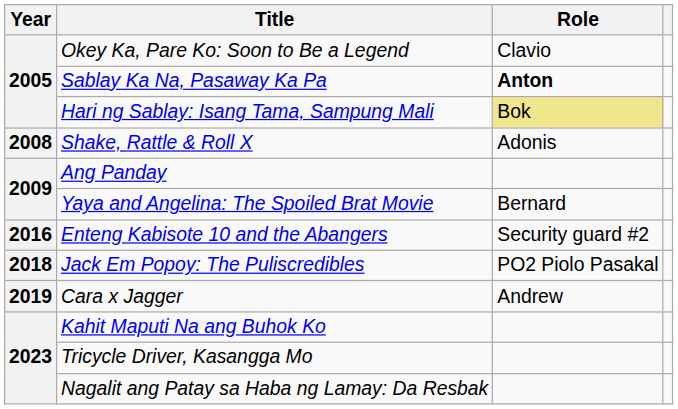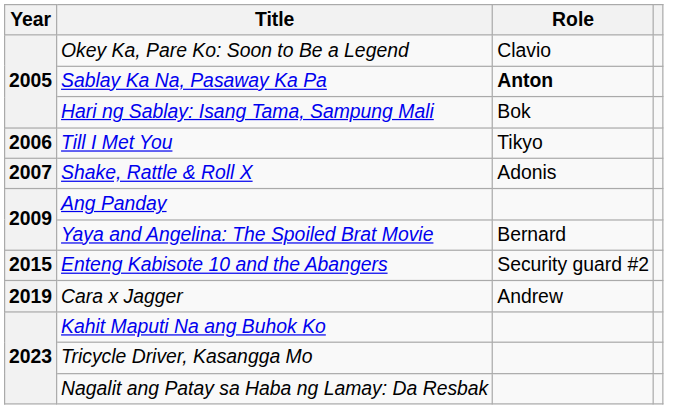(514, 111) khaki background -> (514, 111) no background
+ row: (117, 142)
(31, 142) 2008 -> (31, 173) 2007
(31, 234) 2016 -> (31, 265) 2015
- row: (213, 265)
